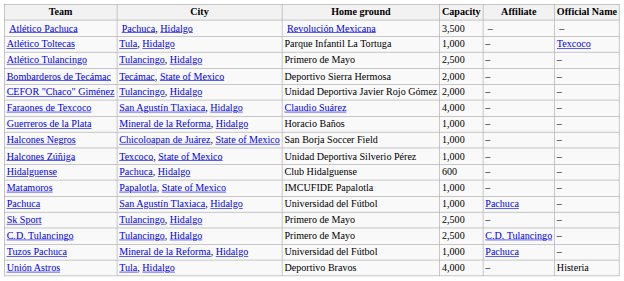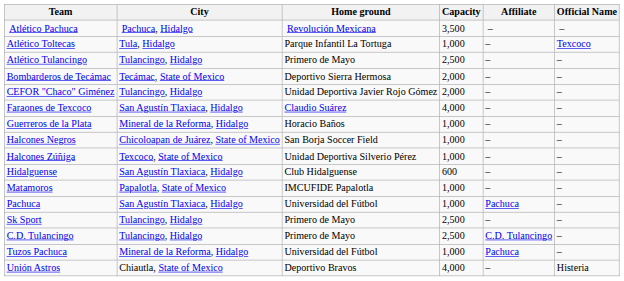(155, 172) Pachuca, Hidalgo -> (181, 172) San Agustín Tlaxiaca, Hidalgo
(147, 268) Tula, Hidalgo -> (171, 268) Chiautla, State of Mexico
